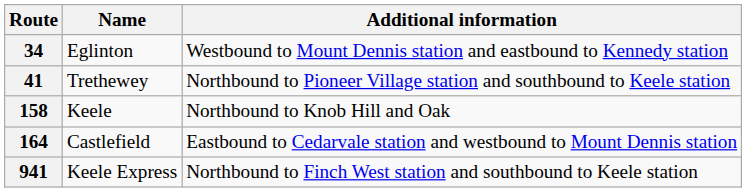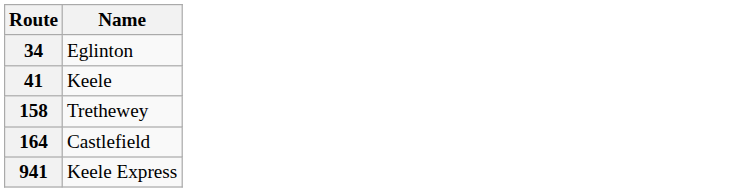- column: (462, 19)
(108, 80) Trethewey -> (89, 80) Keele
(89, 111) Keele -> (108, 111) Trethewey
